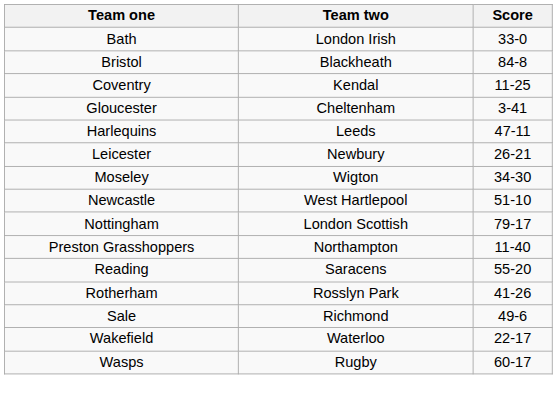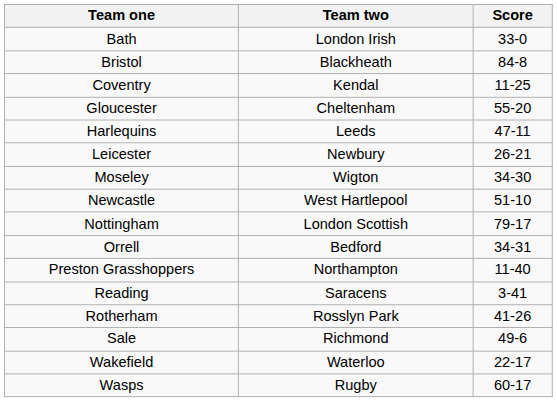(513, 108) 3-41 -> (513, 108) 55-20
+ row: (122, 246)
(513, 270) 55-20 -> (513, 293) 3-41
